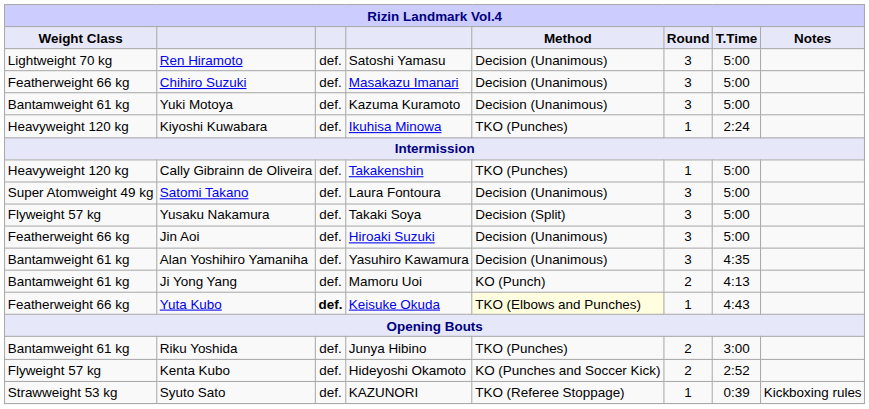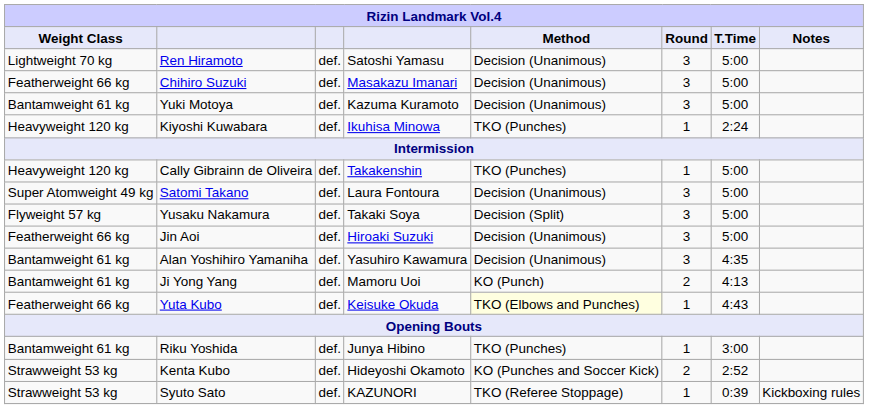(330, 303) bold -> (330, 303) normal
(688, 348) 2 -> (687, 348) 1
(54, 370) Flyweight 57 kg -> (63, 370) Strawweight 53 kg
